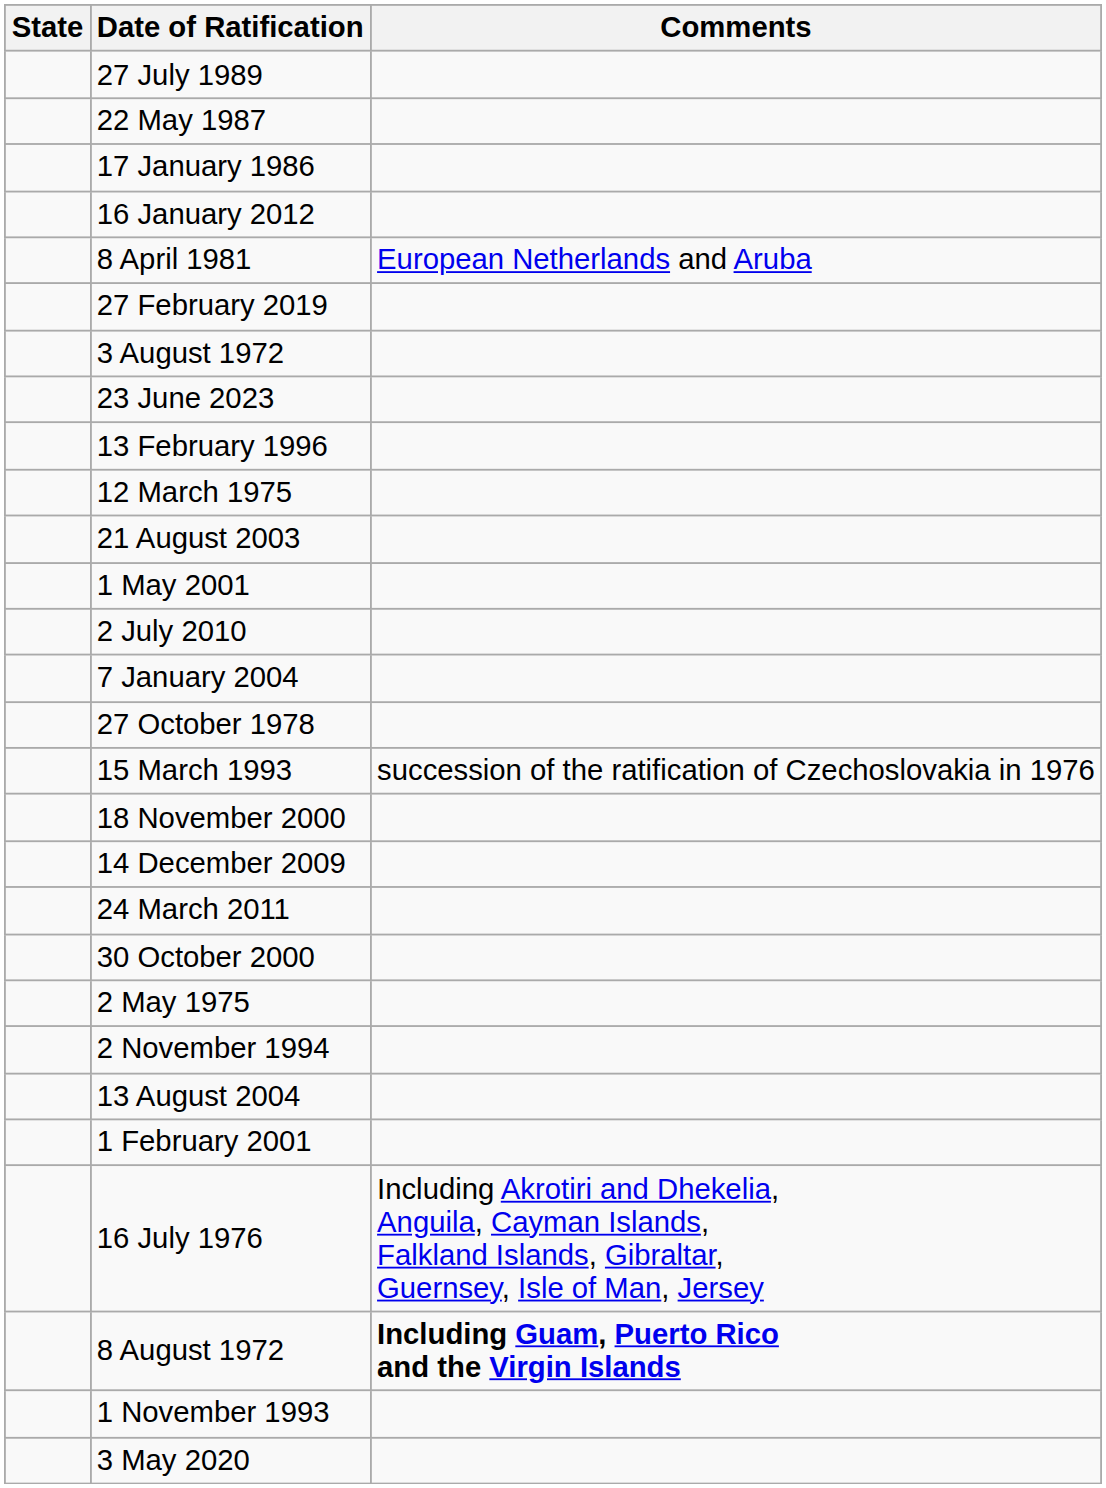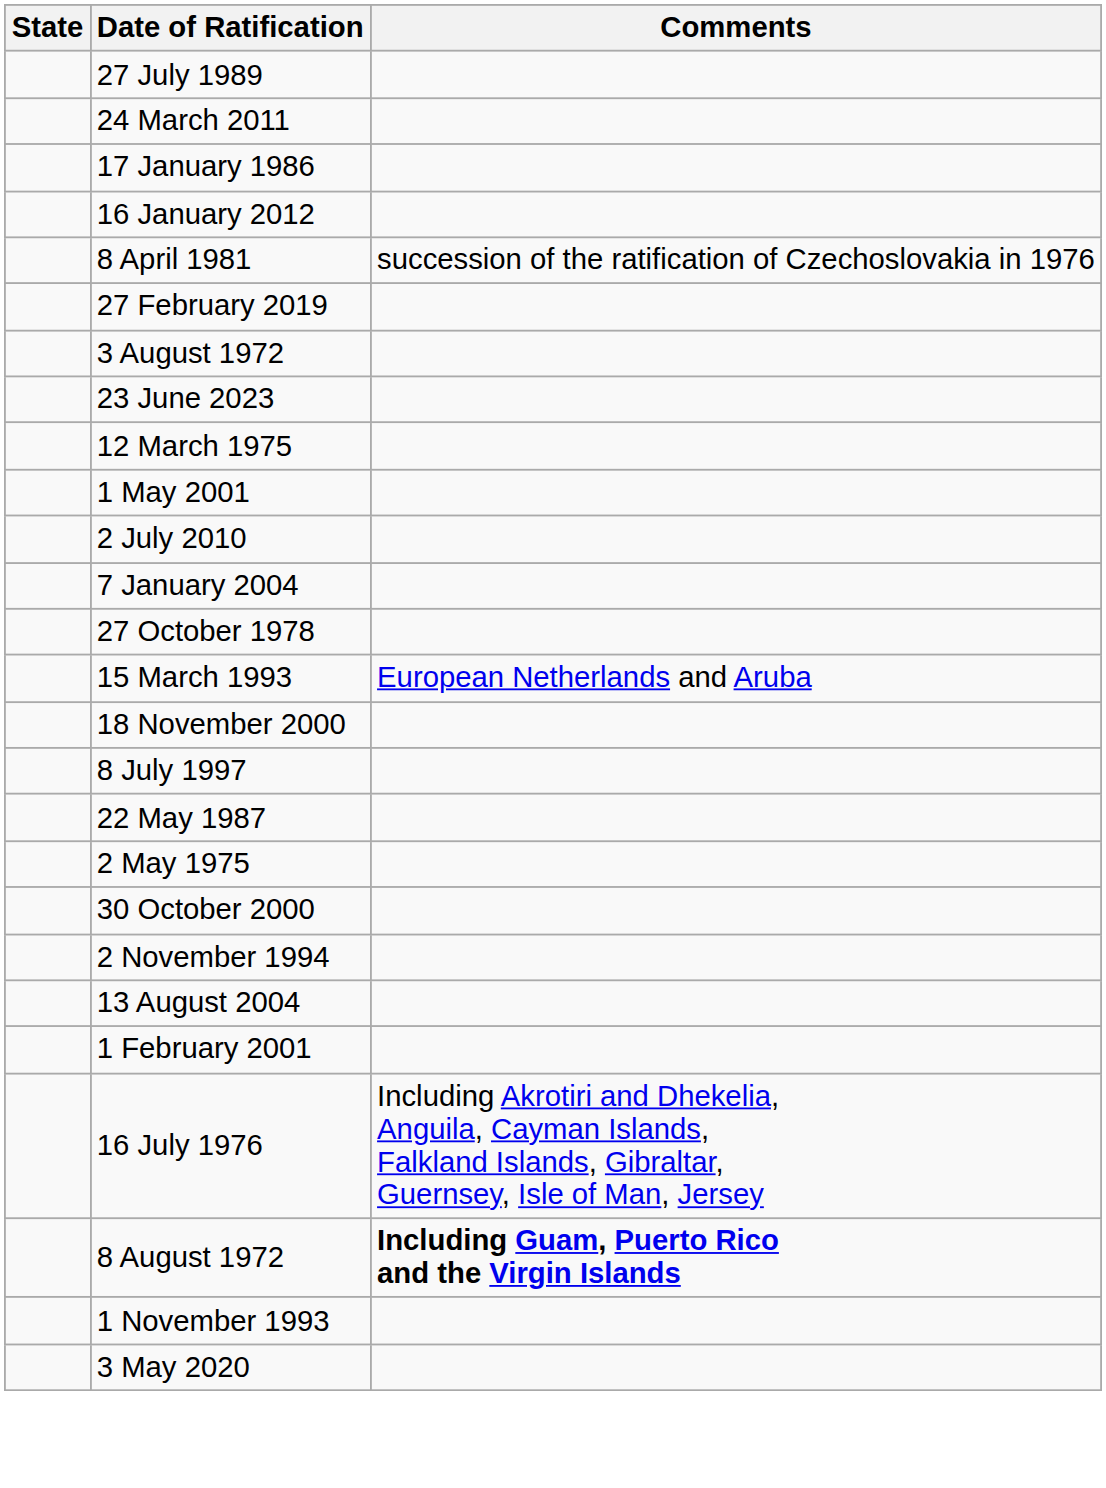rows swapped: (193, 910) <-> (181, 120)
(594, 259) European Netherlands and Aruba -> (736, 259) succession of the ratification of Czechoslovakia in 1976
- row: (212, 445)
- row: (199, 538)
(736, 770) succession of the ratification of Czechoslovakia in 1976 -> (594, 677) European Netherlands and Aruba
+ row: (172, 770)
- row: (221, 863)
rows swapped: (206, 956) <-> (173, 1002)
